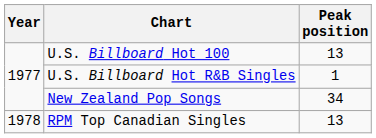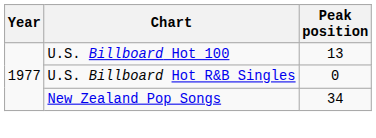(335, 77) 1 -> (335, 77) 0
- row: (147, 121)
